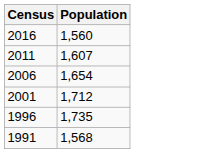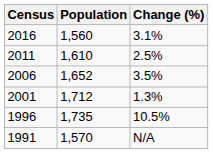+ column: (169, 14)
(76, 55) 1,607 -> (76, 55) 1,610
(76, 76) 1,654 -> (76, 76) 1,652
(76, 138) 1,568 -> (76, 138) 1,570
